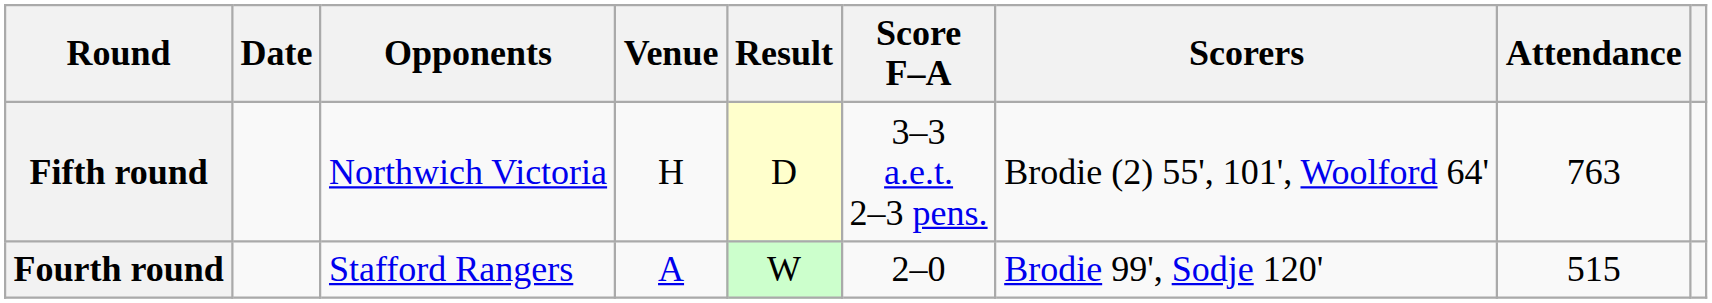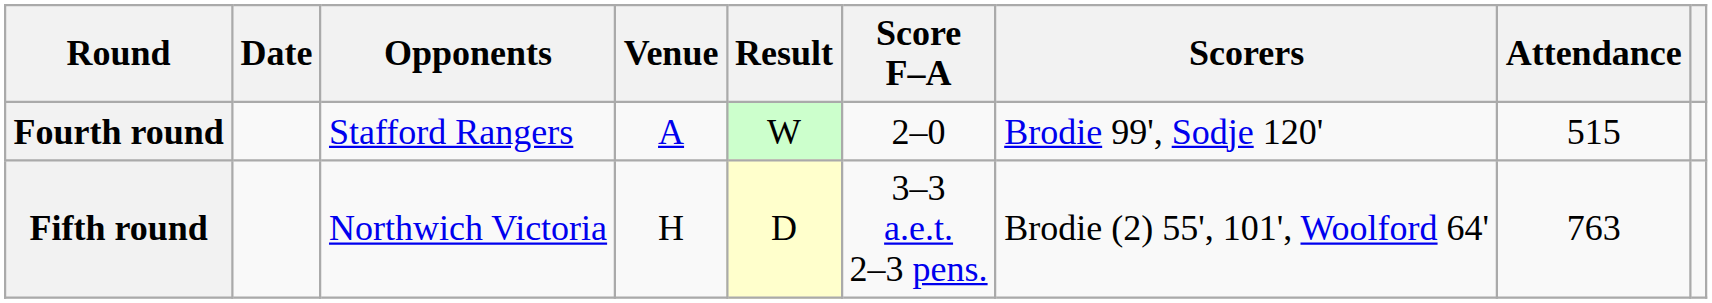rows swapped: (119, 268) <-> (119, 171)
